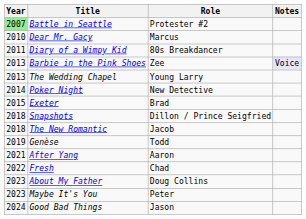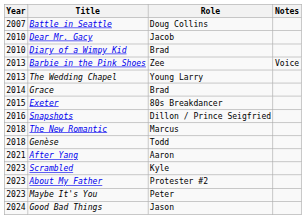(16, 24) lightgreen background -> (16, 24) no background
(179, 24) Protester #2 -> (179, 24) Doug Collins
(164, 37) Marcus -> (162, 37) Jacob
(16, 50) 2011 -> (16, 50) 2010
(186, 50) 80s Breakdancer -> (159, 50) Brad
(287, 63) lavender background -> (287, 63) no background
+ row: (42, 90)
- row: (56, 90)
(159, 103) Brad -> (186, 103) 80s Breakdancer
(16, 116) 2018 -> (16, 116) 2016
(162, 129) Jacob -> (164, 129) Marcus
(16, 142) 2019 -> (16, 142) 2018
- row: (42, 169)
+ row: (51, 169)
(179, 182) Doug Collins -> (179, 182) Protester #2
